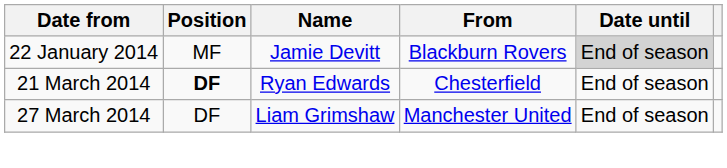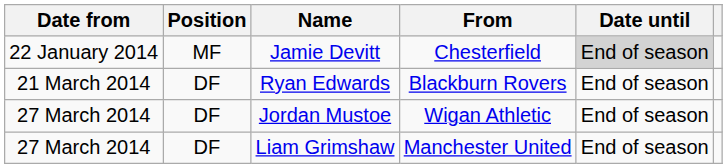(488, 52) Blackburn Rovers -> (488, 52) Chesterfield
(207, 83) bold -> (207, 83) normal
(488, 83) Chesterfield -> (488, 83) Blackburn Rovers
+ row: (325, 115)
